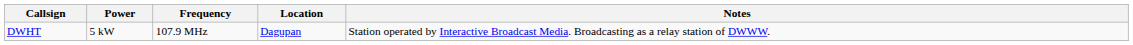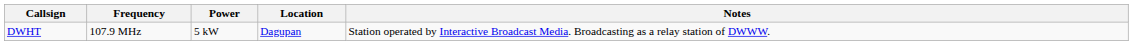columns swapped: (205, 13) <-> (120, 13)
